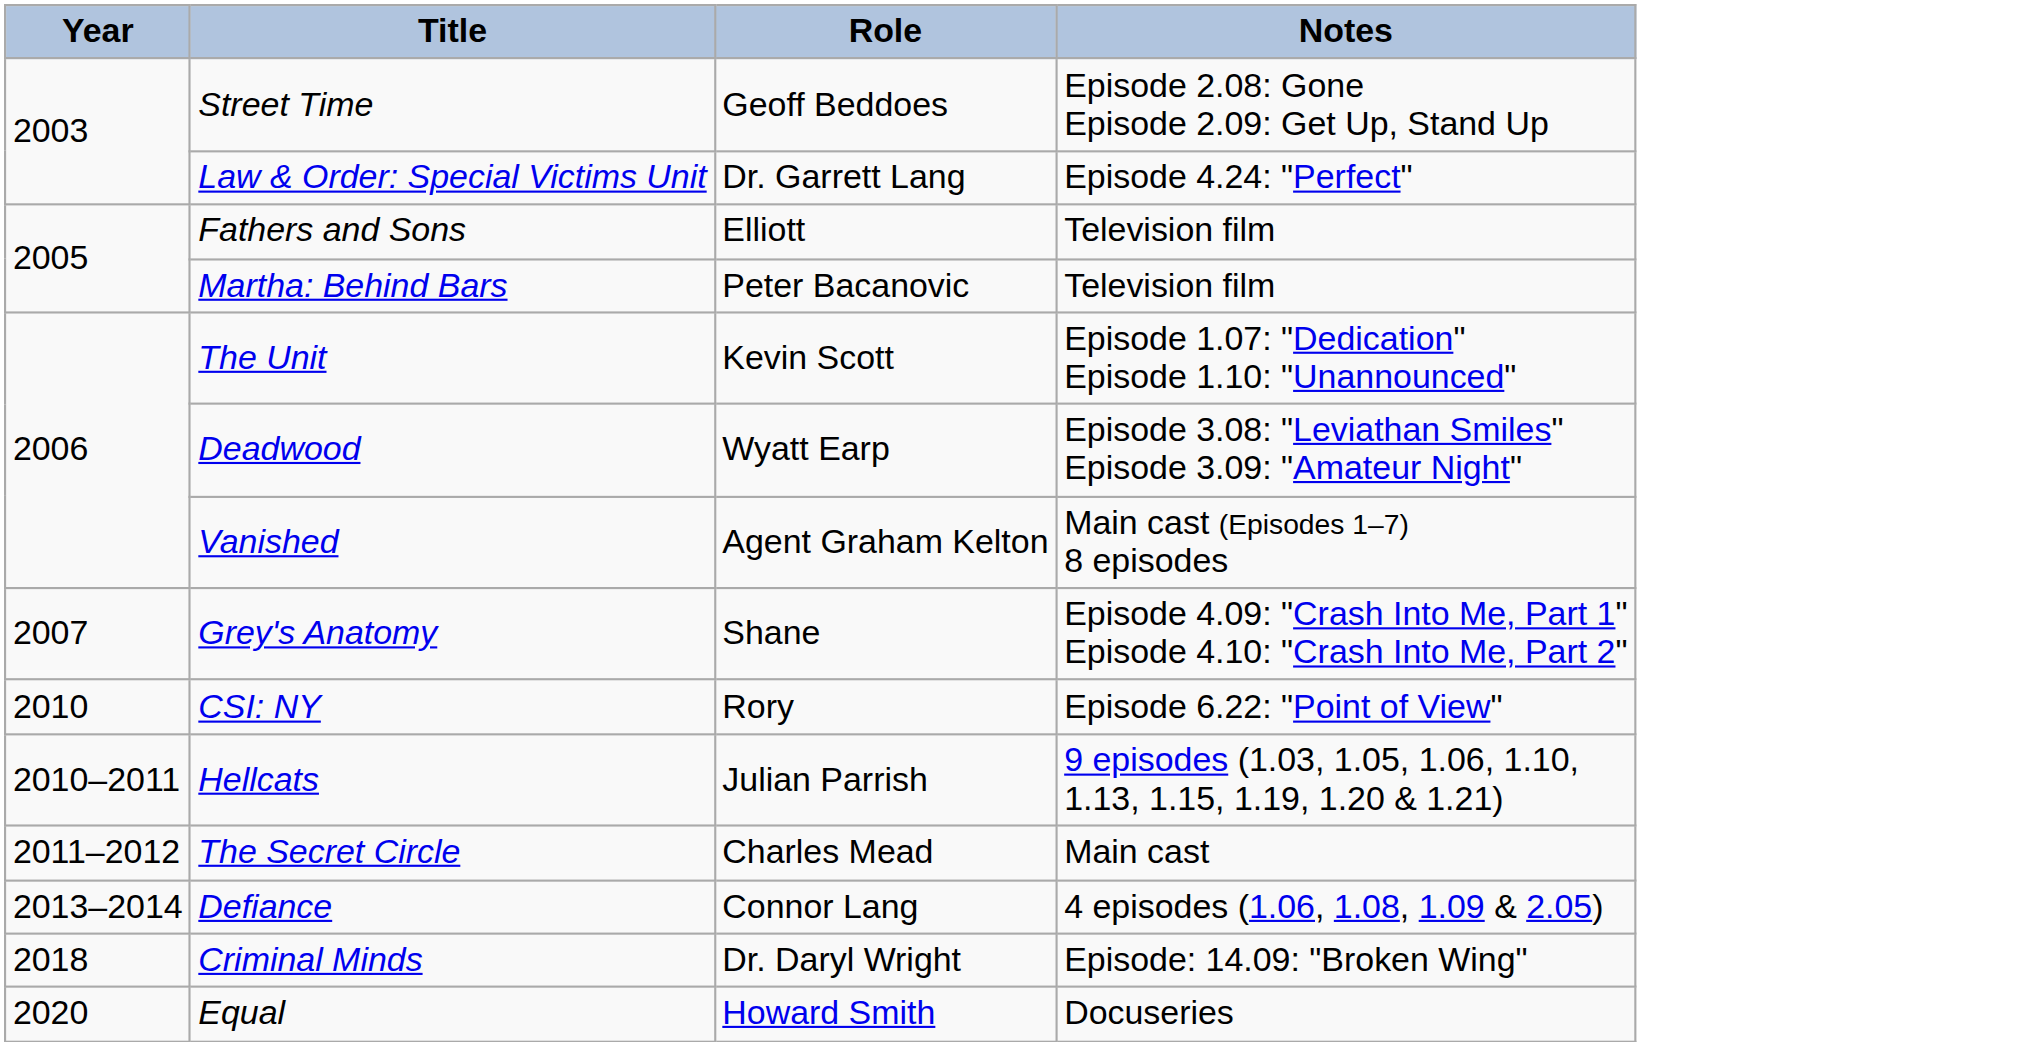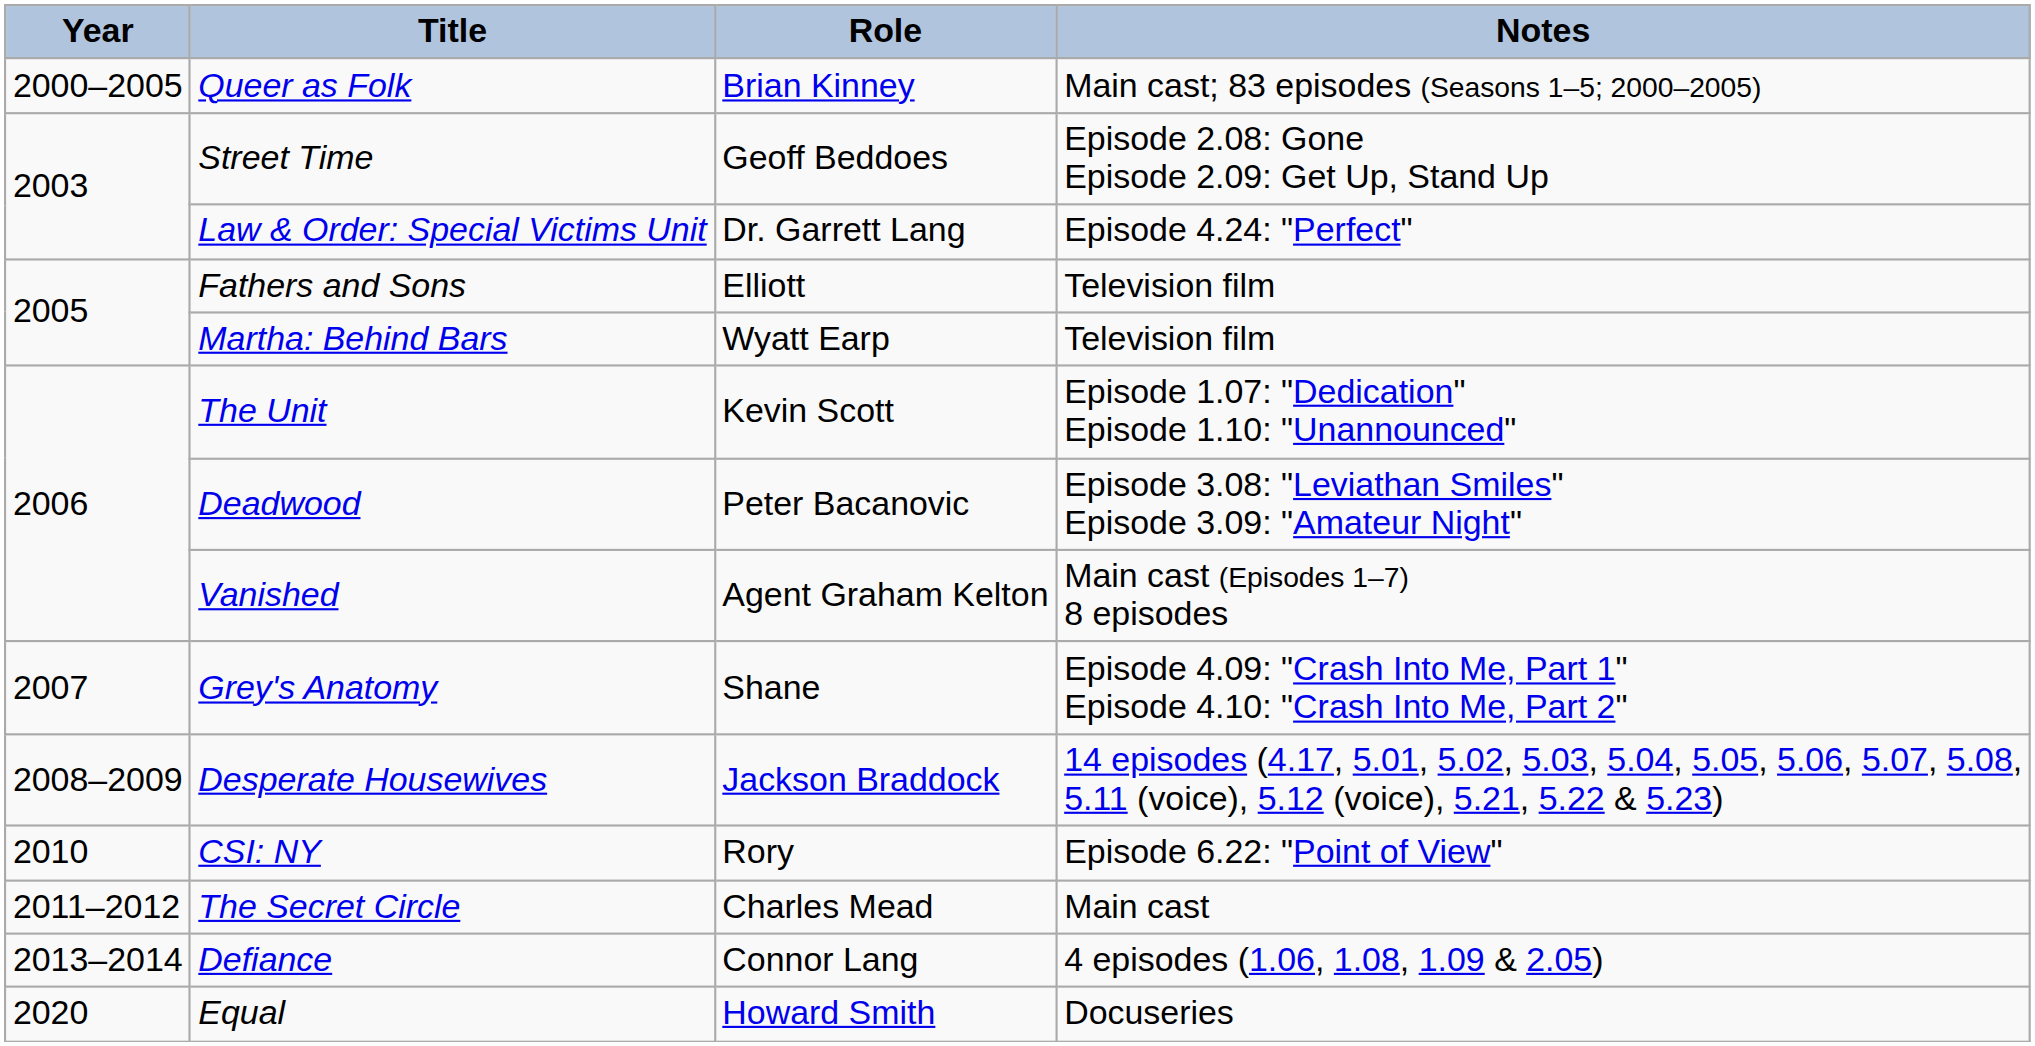+ row: (305, 85)
(846, 284) Peter Bacanovic -> (806, 338) Wyatt Earp
(806, 449) Wyatt Earp -> (846, 503) Peter Bacanovic
+ row: (373, 779)
- row: (259, 779)
- row: (310, 959)
